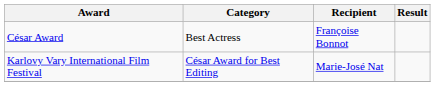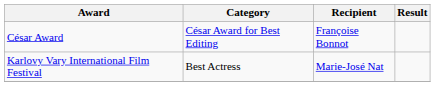(213, 36) Best Actress -> (233, 36) César Award for Best Editing
(233, 66) César Award for Best Editing -> (213, 66) Best Actress
